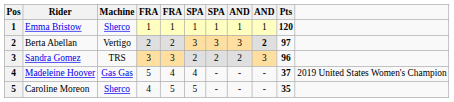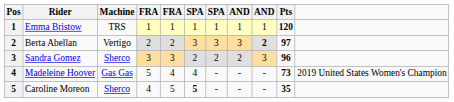(117, 27) Sherco -> (117, 27) TRS
(117, 58) TRS -> (117, 58) Sherco
(286, 73) 37 -> (286, 73) 73
(195, 89) normal -> (195, 89) bold
